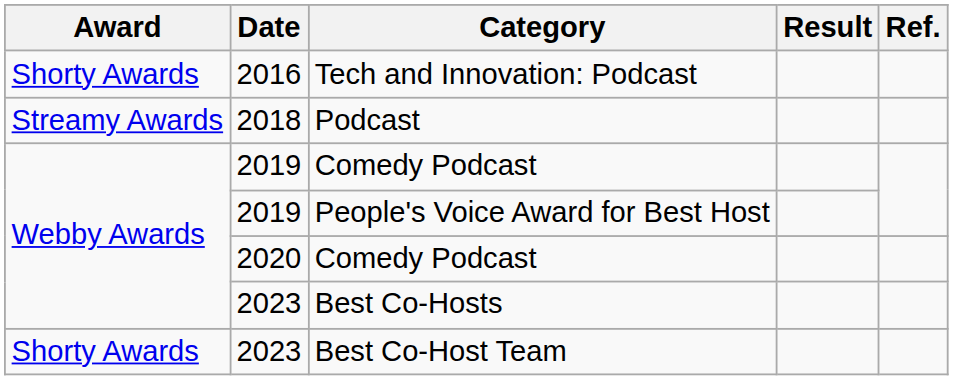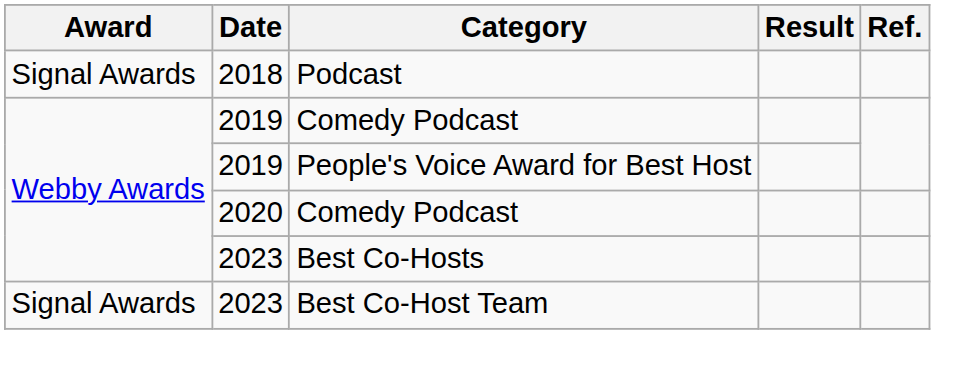- row: (269, 73)
(117, 119) Streamy Awards -> (104, 73) Signal Awards
(105, 350) Shorty Awards -> (104, 304) Signal Awards
